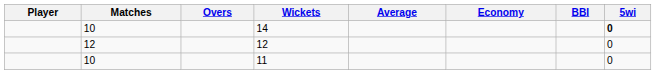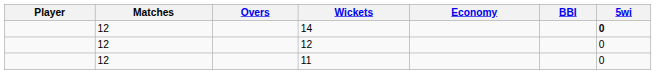- column: (397, 12)
(89, 28) 10 -> (103, 28) 12
(89, 61) 10 -> (103, 61) 12
